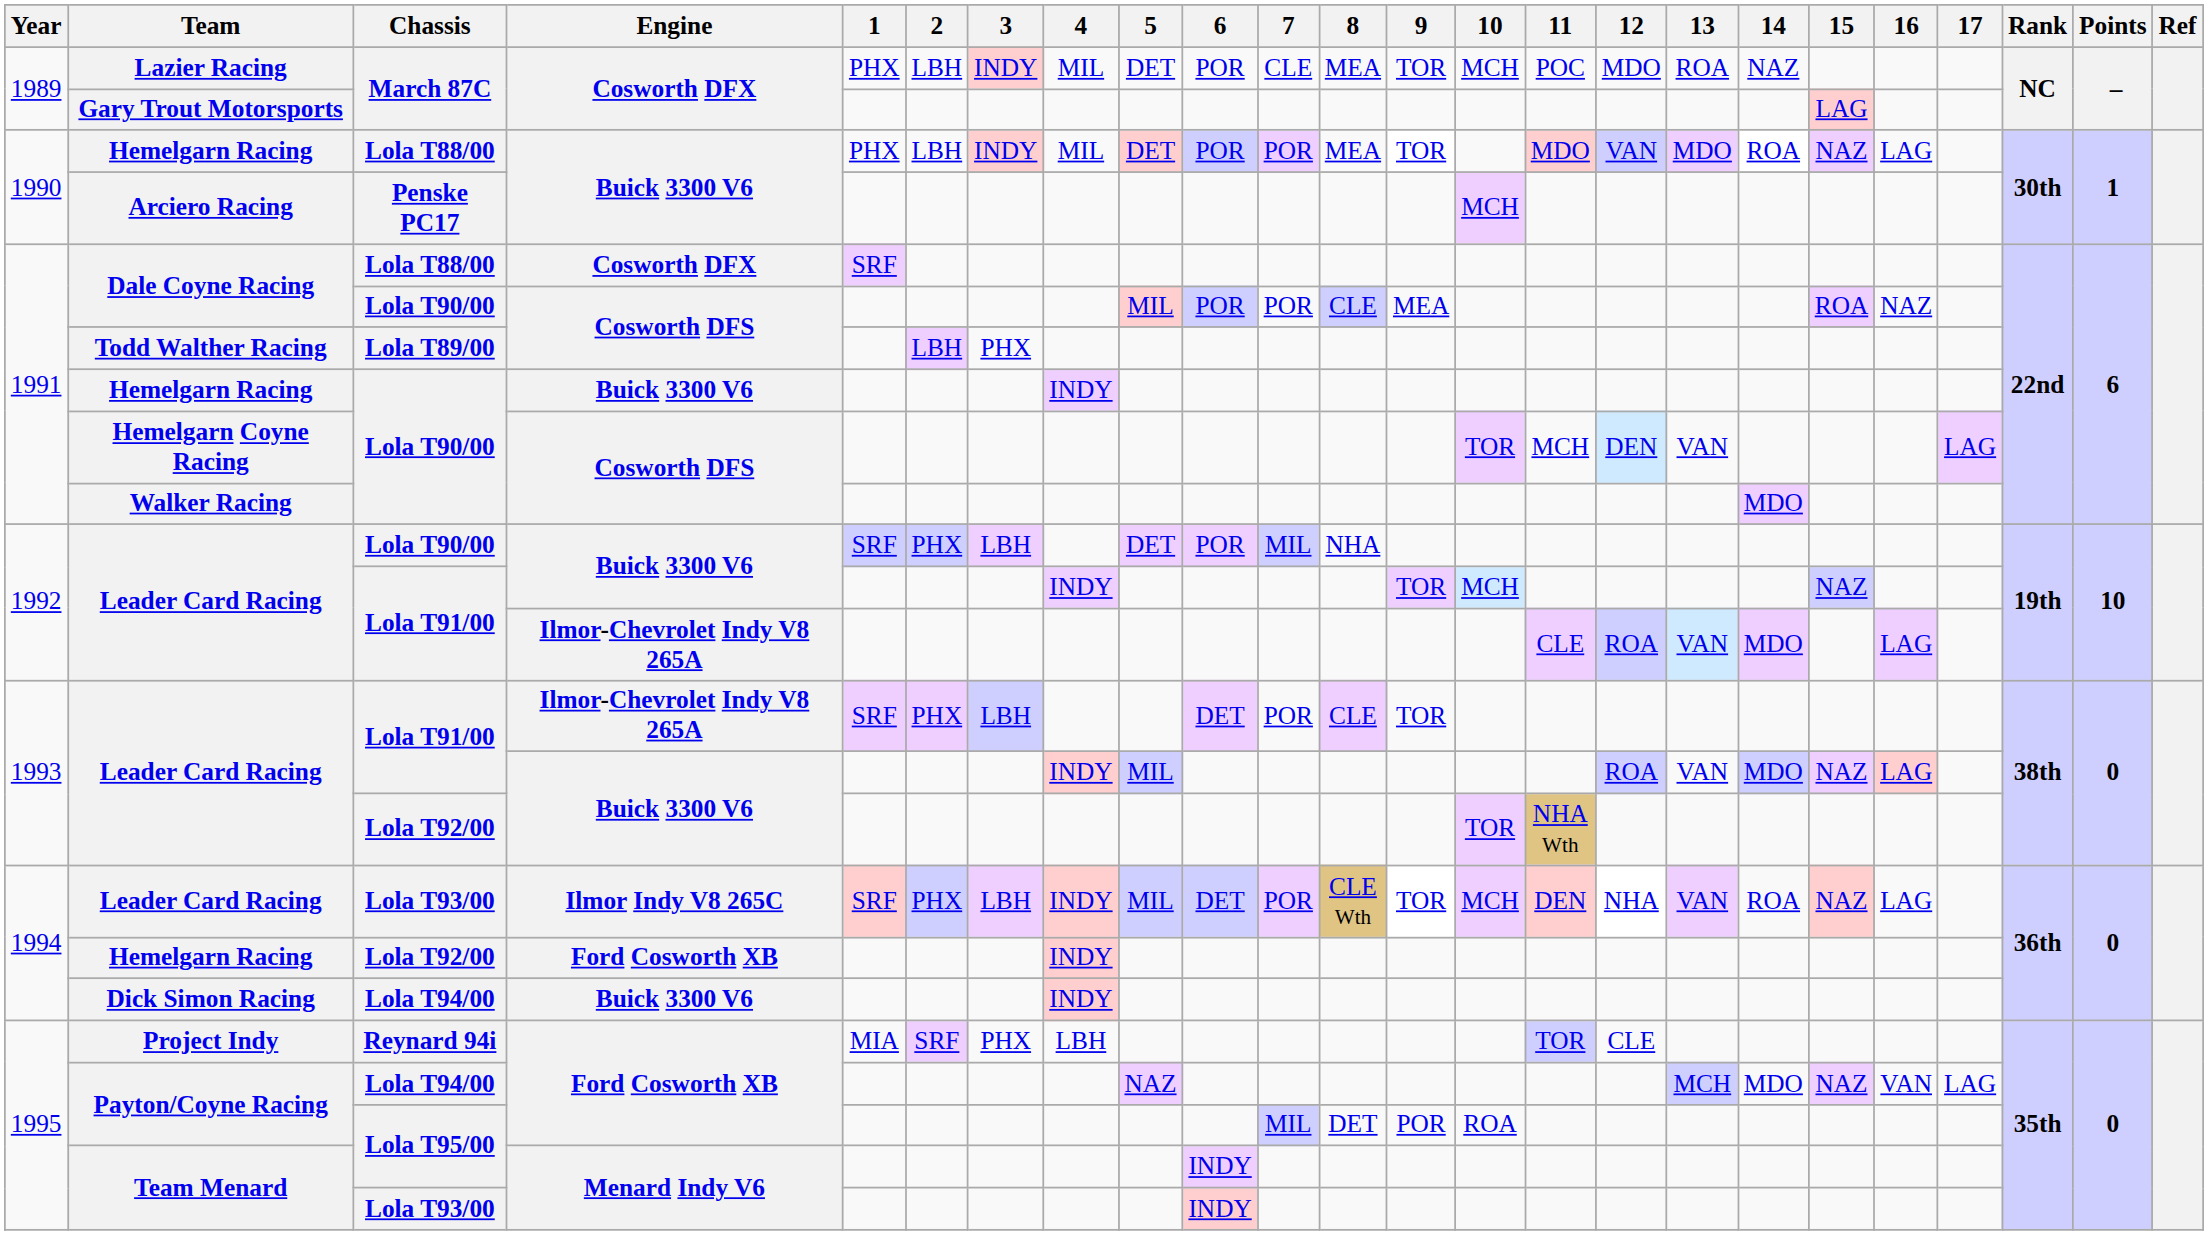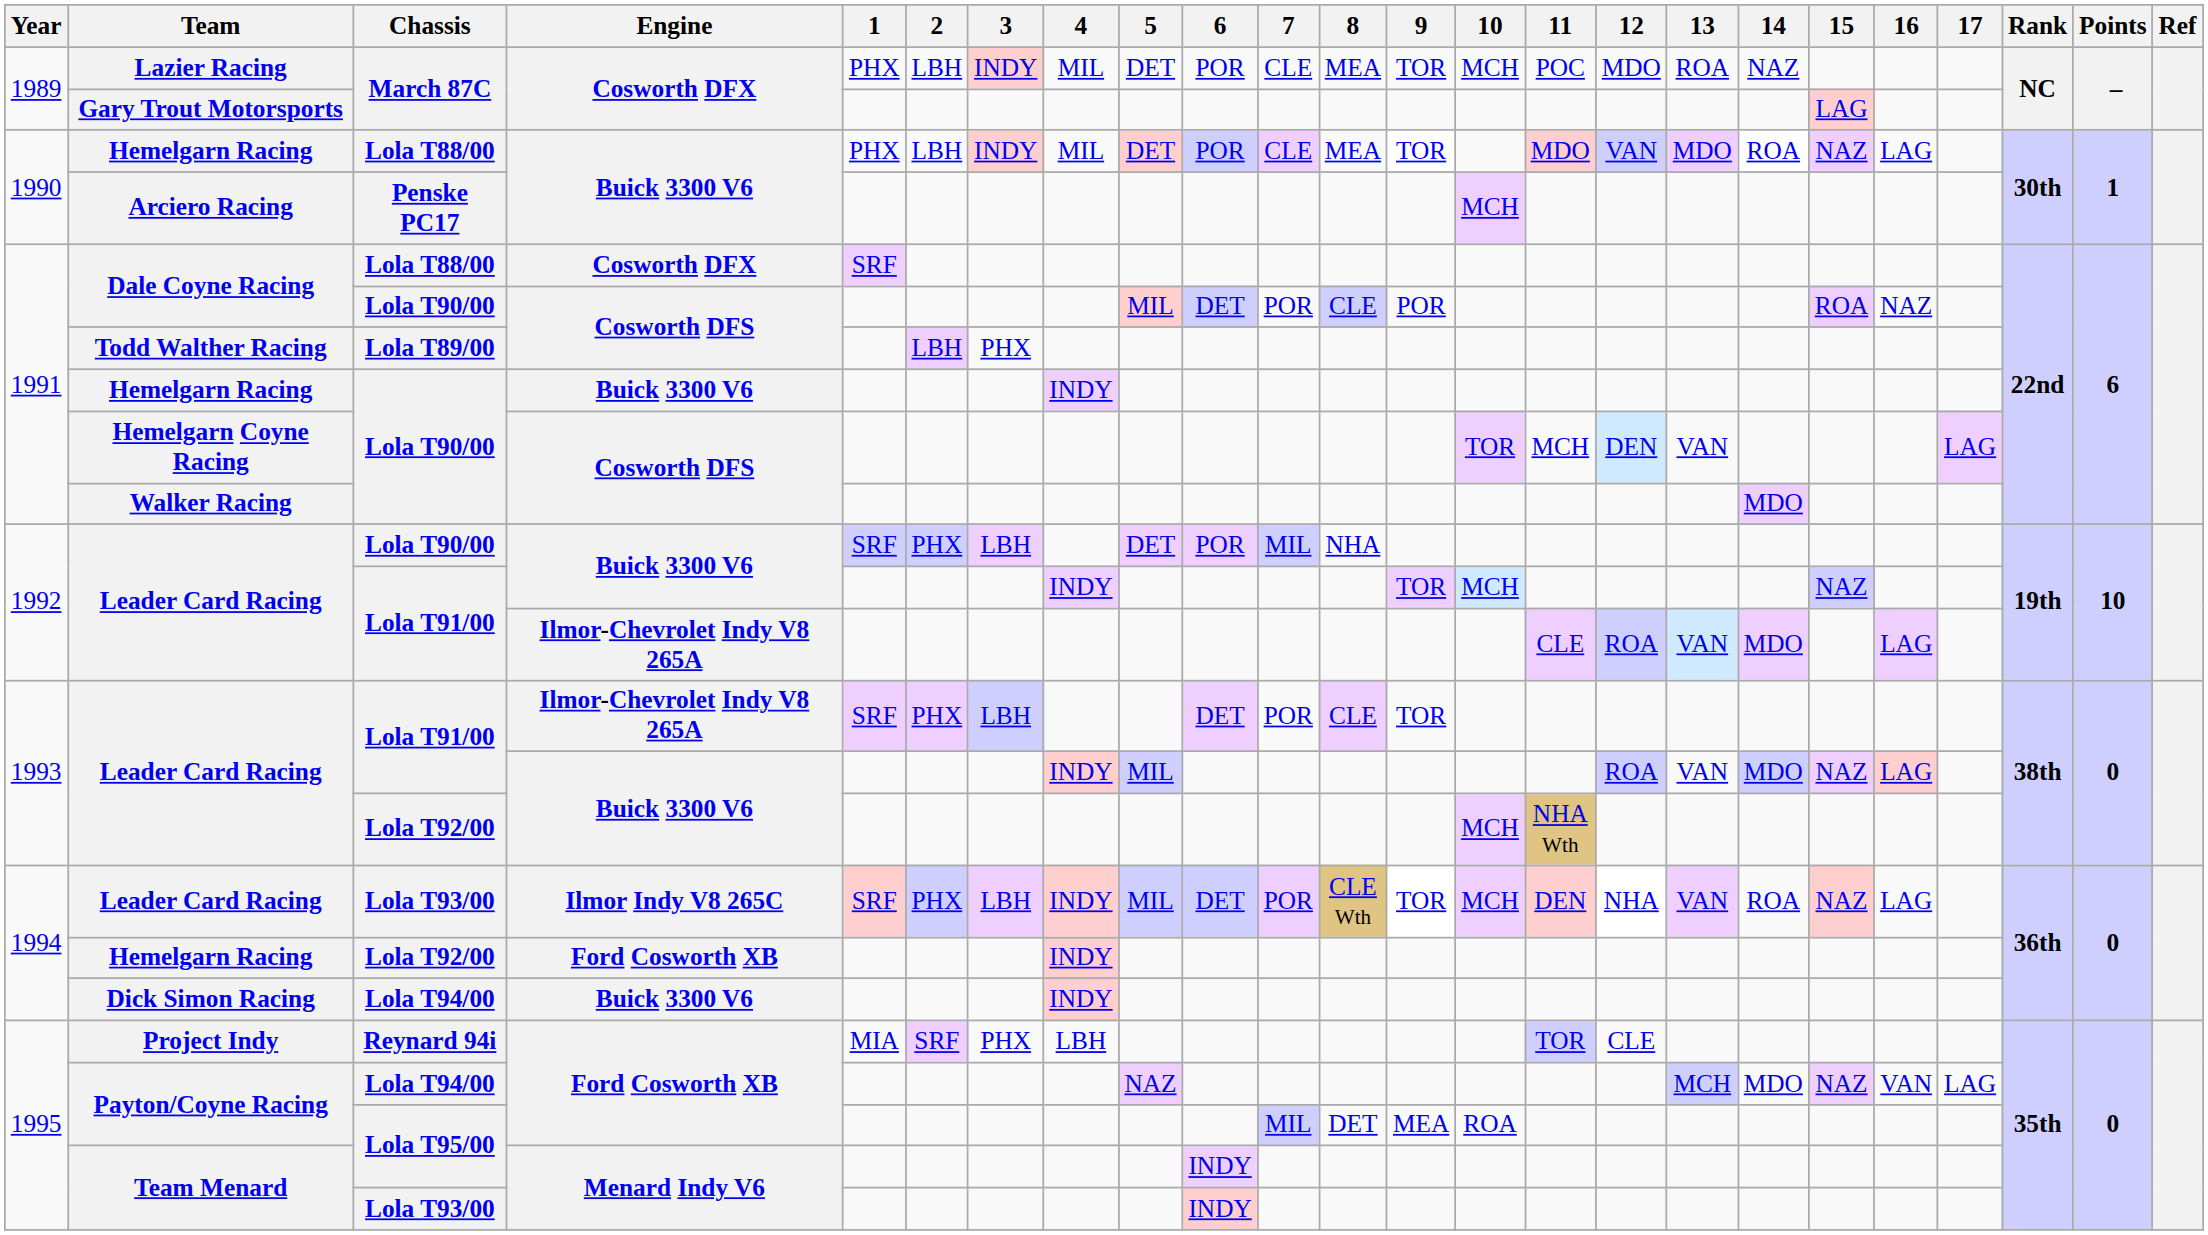(1288, 151) POR -> (1288, 151) CLE
(1220, 306) POR -> (1220, 306) DET
(1421, 306) MEA -> (1421, 306) POR
(1490, 829) TOR -> (1490, 829) MCH
(1421, 1124) POR -> (1421, 1124) MEA
